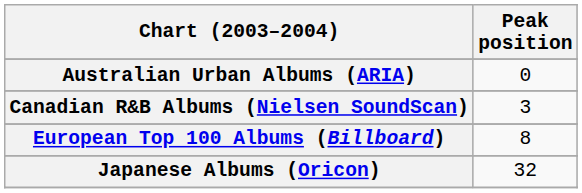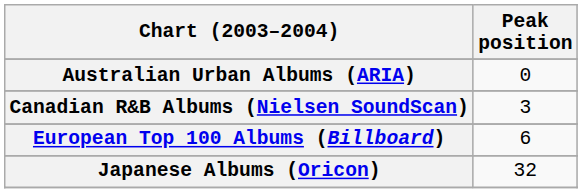(525, 139) 8 -> (525, 139) 6
